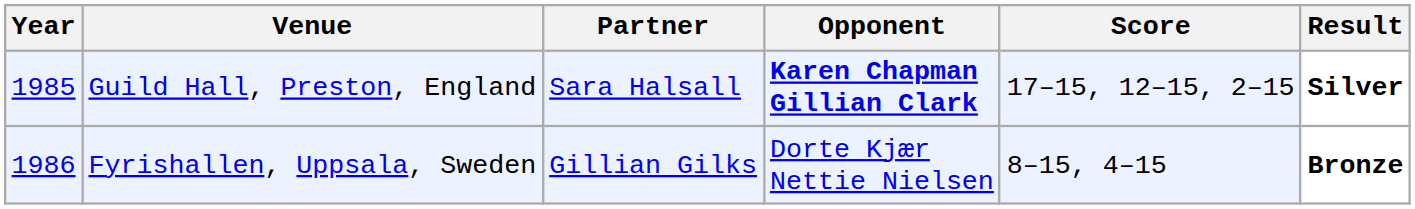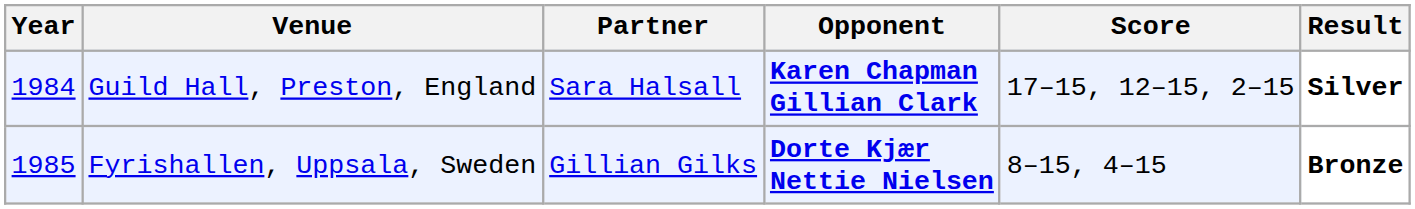(44, 88) 1985 -> (44, 88) 1984
(44, 165) 1986 -> (44, 165) 1985
(882, 165) normal -> (882, 165) bold
